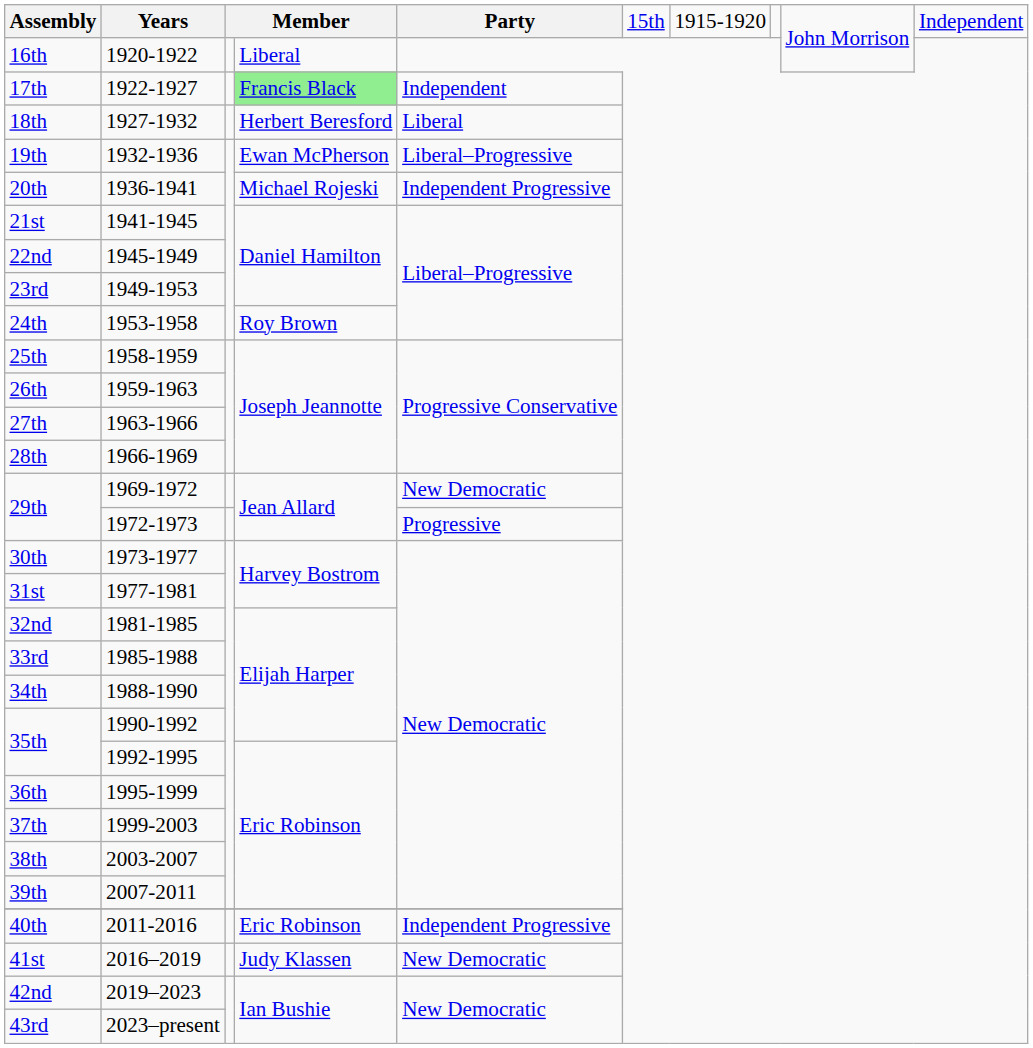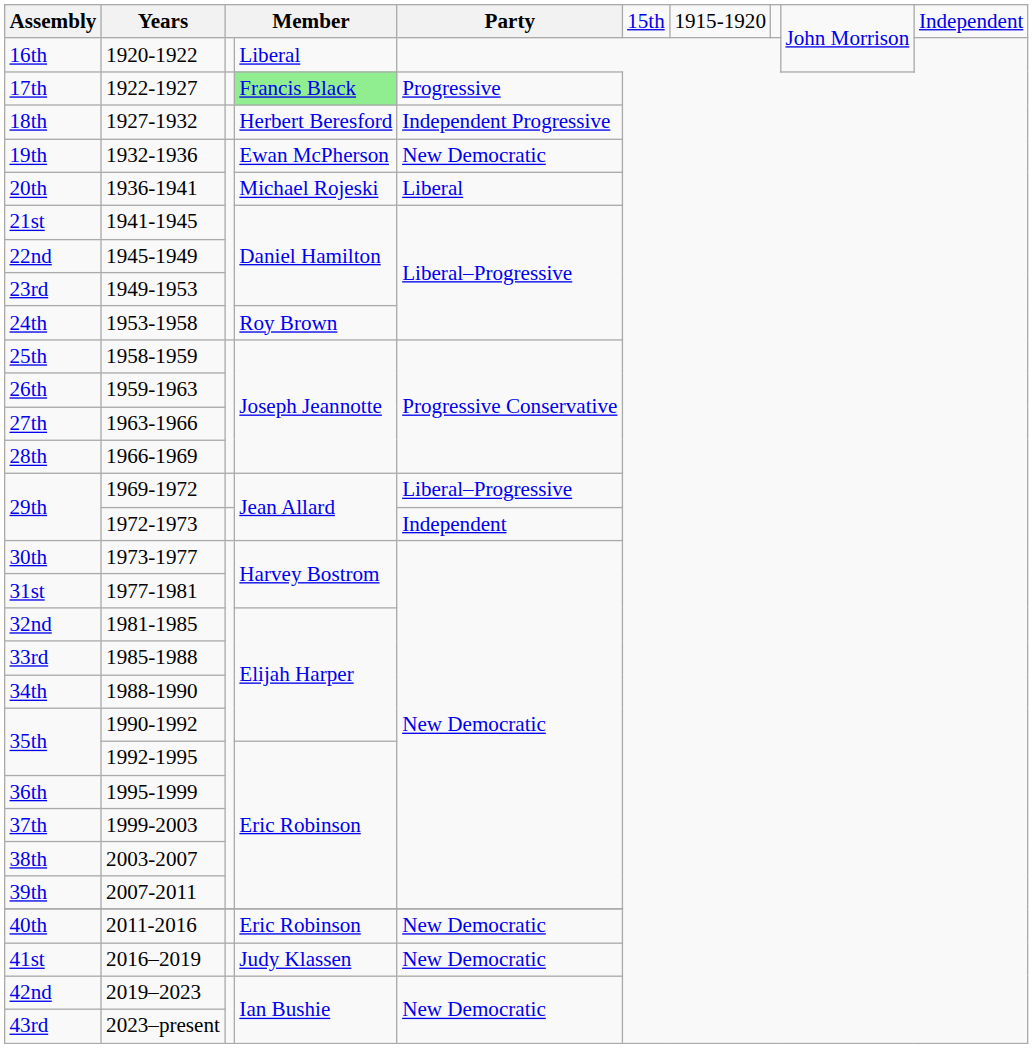(454, 88) Independent -> (451, 88) Progressive
(433, 121) Liberal -> (506, 121) Independent Progressive
(487, 155) Liberal–Progressive -> (474, 155) New Democratic
(506, 188) Independent Progressive -> (433, 188) Liberal
(474, 490) New Democratic -> (487, 490) Liberal–Progressive
(451, 523) Progressive -> (454, 523) Independent
(506, 925) Independent Progressive -> (474, 925) New Democratic
